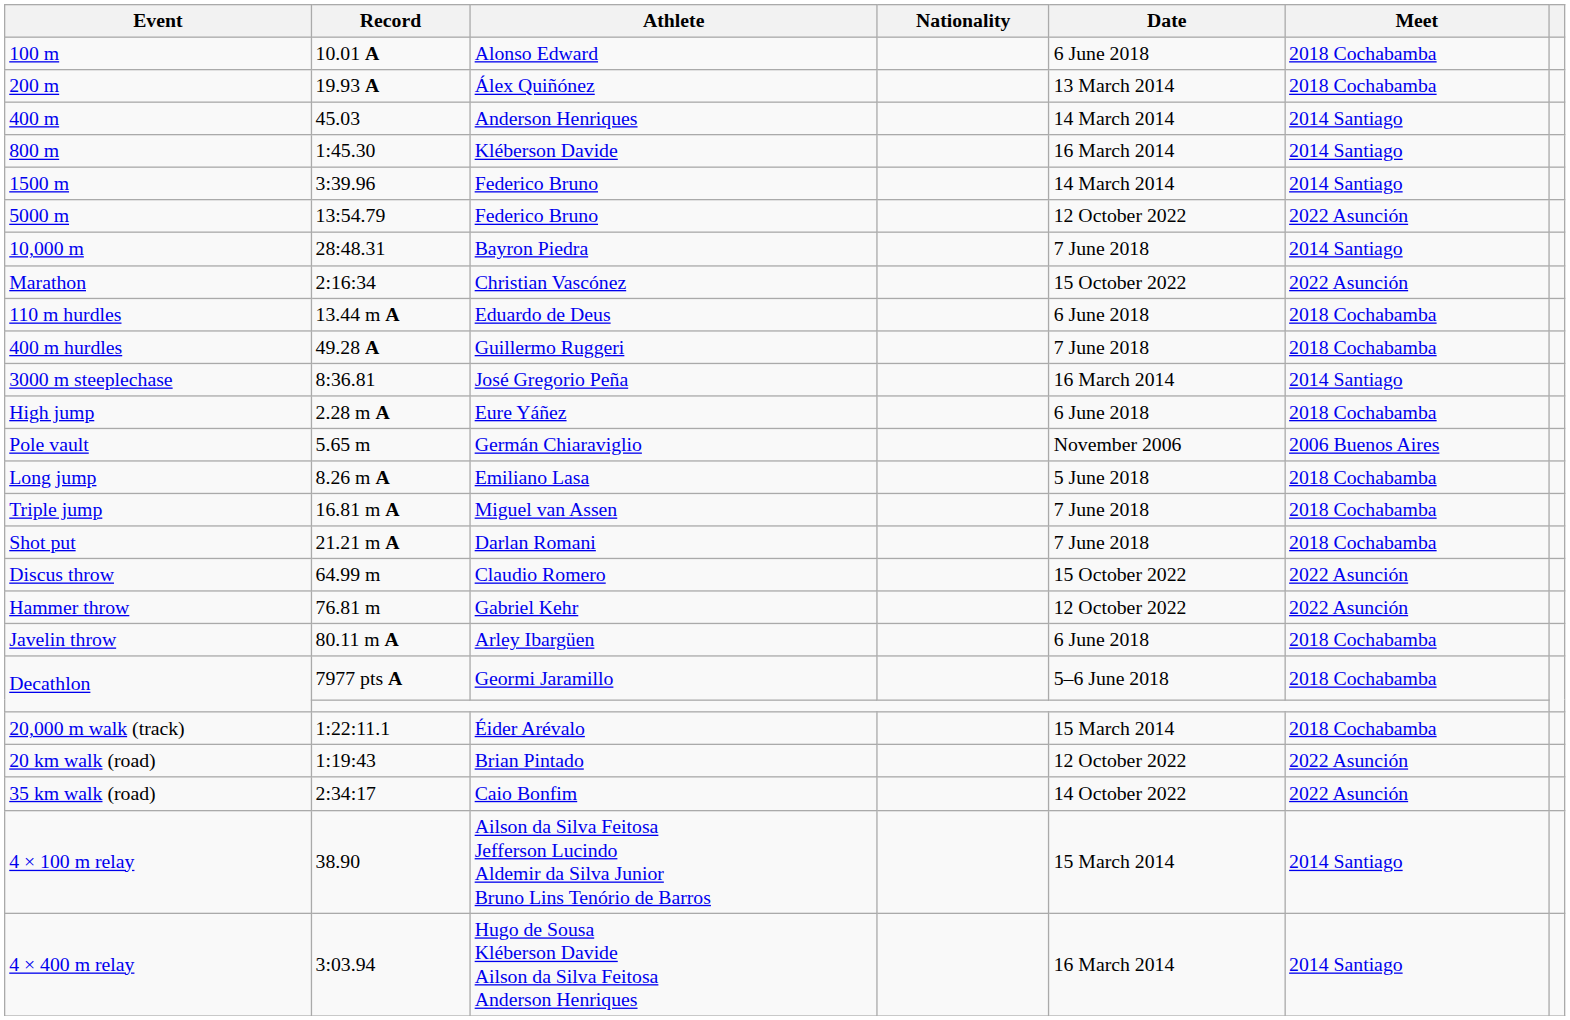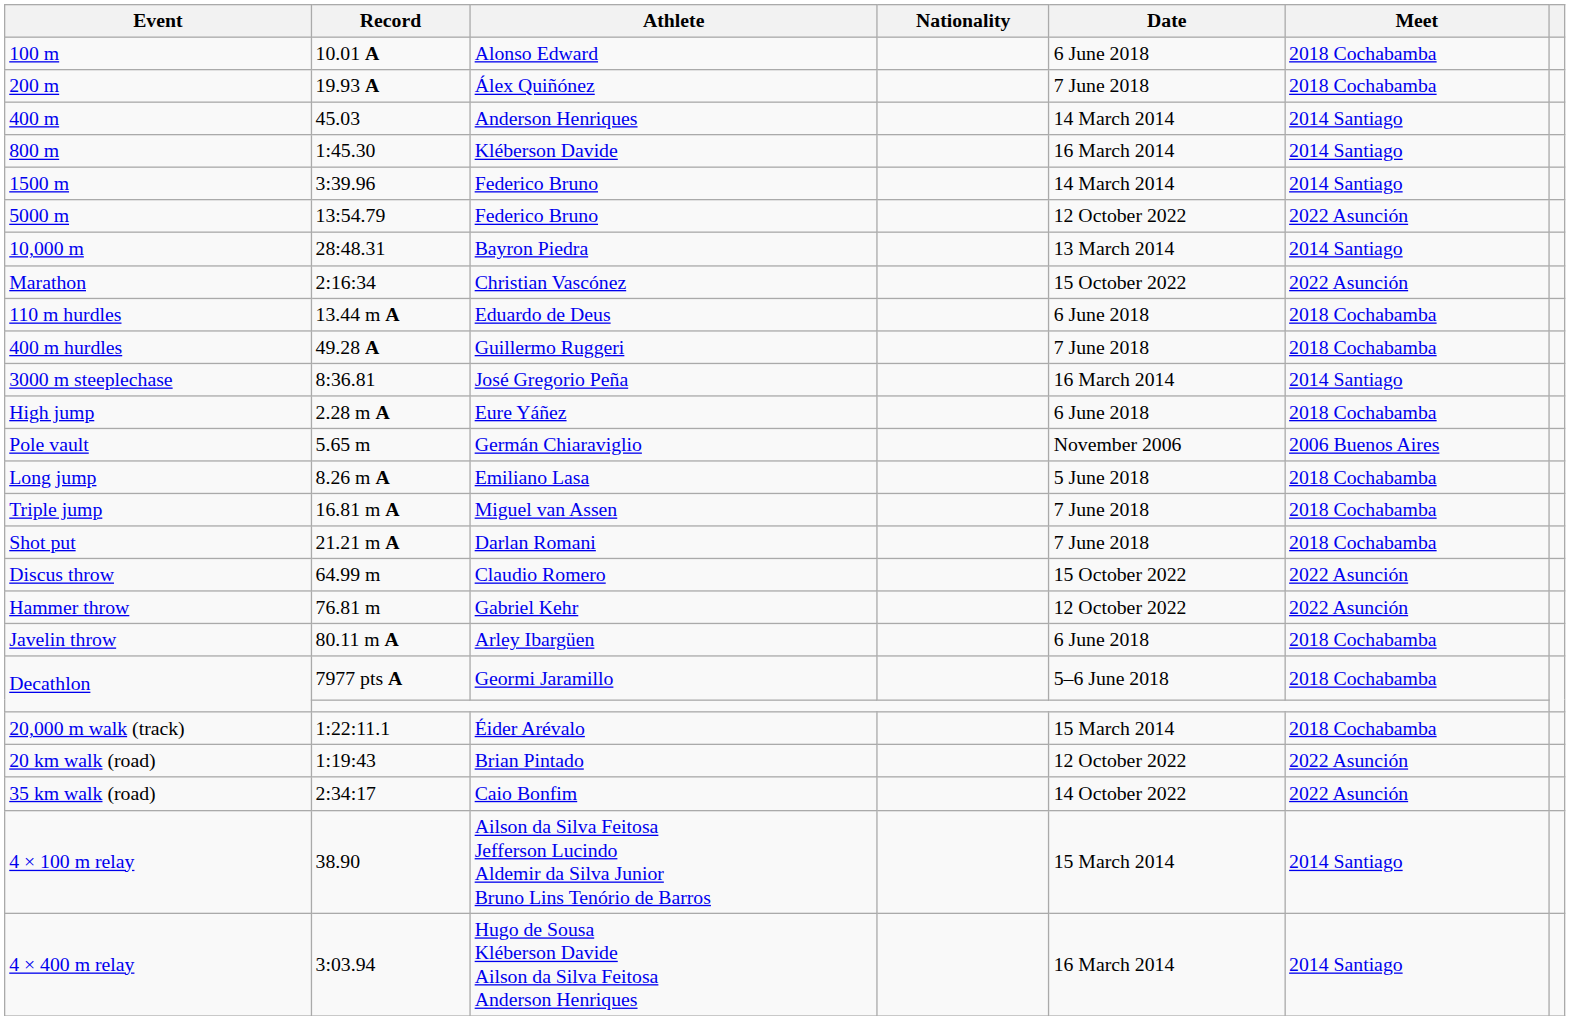(1114, 86) 13 March 2014 -> (1101, 86) 7 June 2018
(1101, 249) 7 June 2018 -> (1114, 249) 13 March 2014
